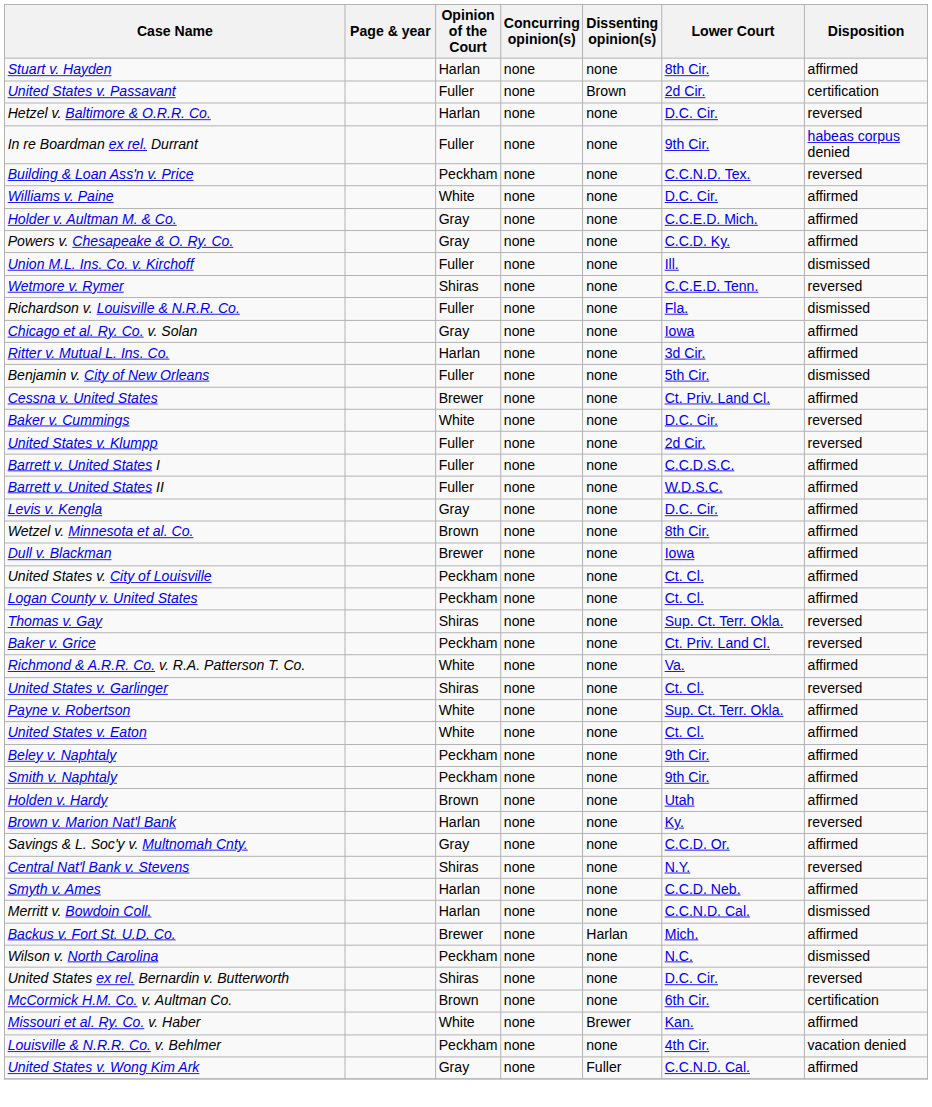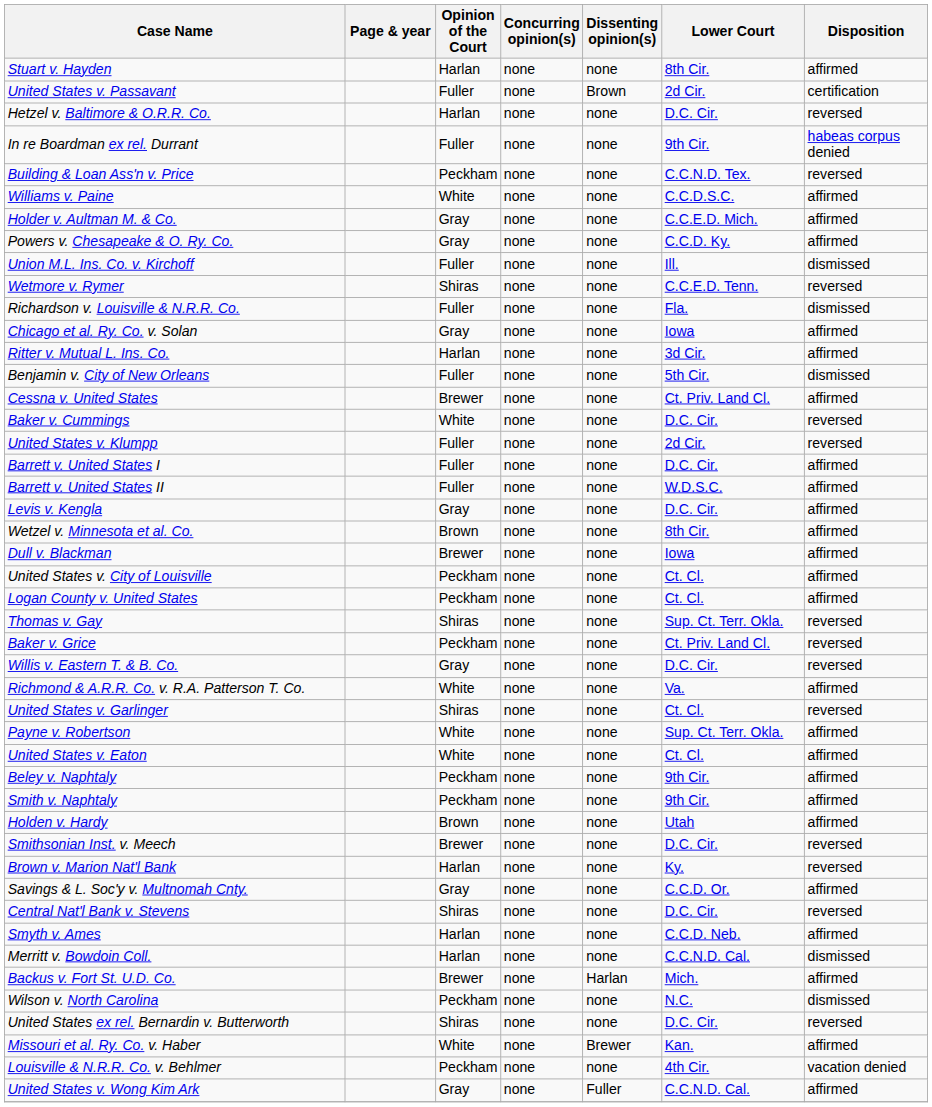(691, 197) D.C. Cir. -> (700, 197) C.C.D.S.C.
(700, 465) C.C.D.S.C. -> (691, 465) D.C. Cir.
+ row: (93, 666)
+ row: (92, 844)
(677, 867) N.Y. -> (691, 911) D.C. Cir.
- row: (120, 1001)
